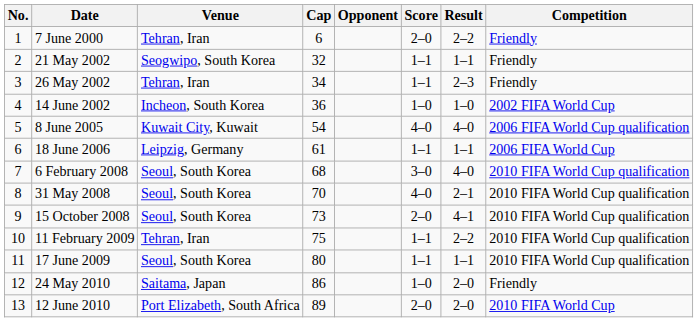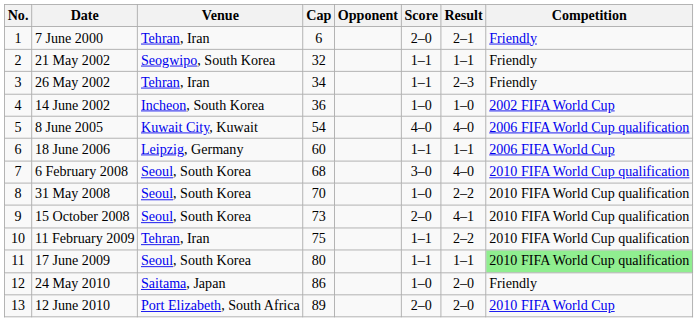(464, 37) 2–2 -> (464, 37) 2–1
(319, 149) 61 -> (319, 149) 60
(421, 194) 4–0 -> (421, 194) 1–0
(464, 194) 2–1 -> (464, 194) 2–2
(589, 261) no background -> (589, 261) lightgreen background
